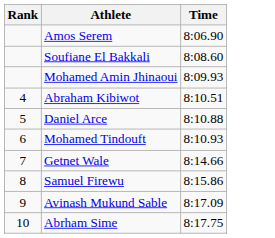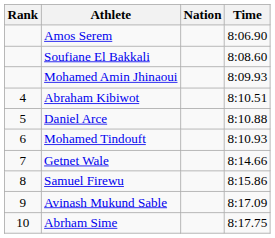+ column: (202, 14)
